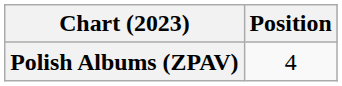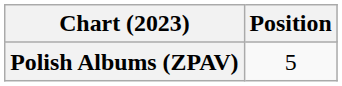(291, 61) 4 -> (291, 61) 5
